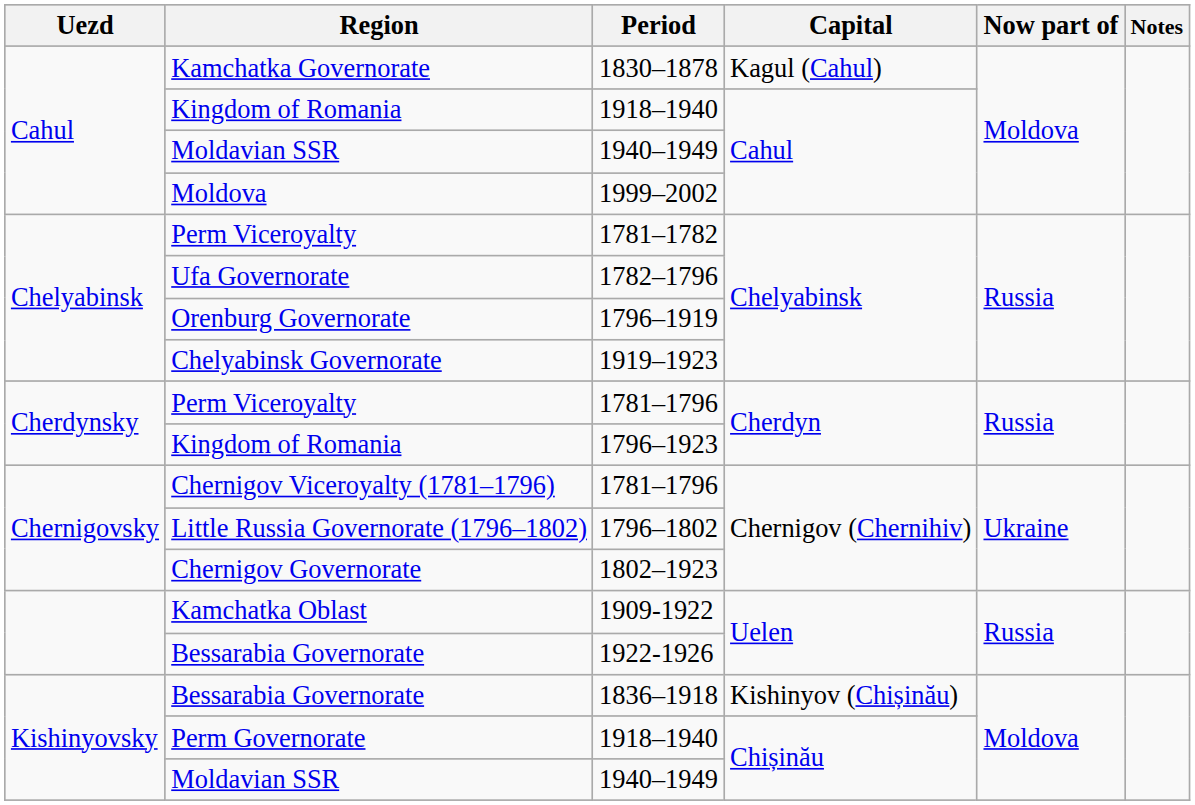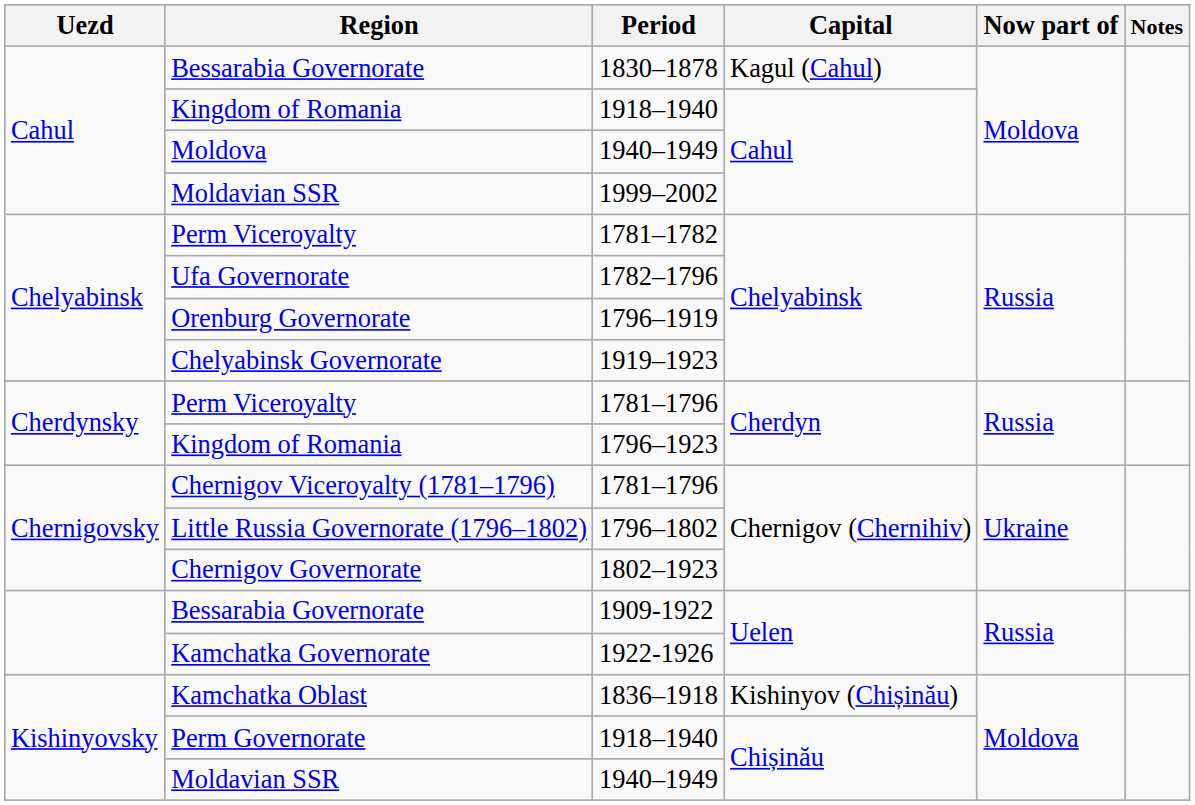(301, 67) Kamchatka Governorate -> (298, 67) Bessarabia Governorate
(255, 151) Moldavian SSR -> (219, 151) Moldova
(219, 192) Moldova -> (255, 192) Moldavian SSR
(269, 611) Kamchatka Oblast -> (298, 611) Bessarabia Governorate
(298, 653) Bessarabia Governorate -> (301, 653) Kamchatka Governorate
(298, 695) Bessarabia Governorate -> (269, 695) Kamchatka Oblast
